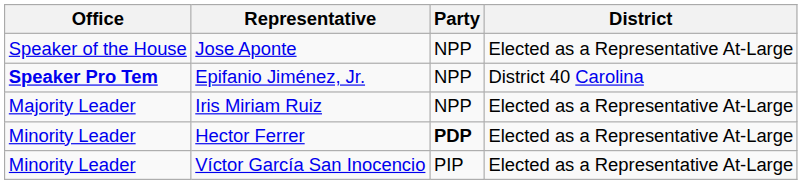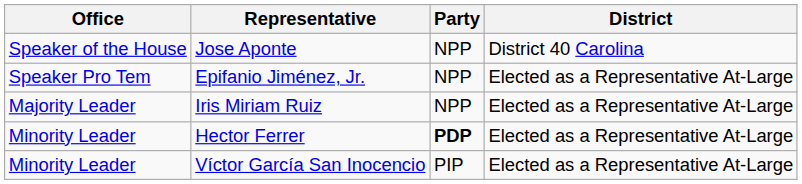(641, 48) Elected as a Representative At-Large -> (566, 48) District 40 Carolina
(83, 77) bold -> (80, 77) normal
(566, 77) District 40 Carolina -> (641, 77) Elected as a Representative At-Large
